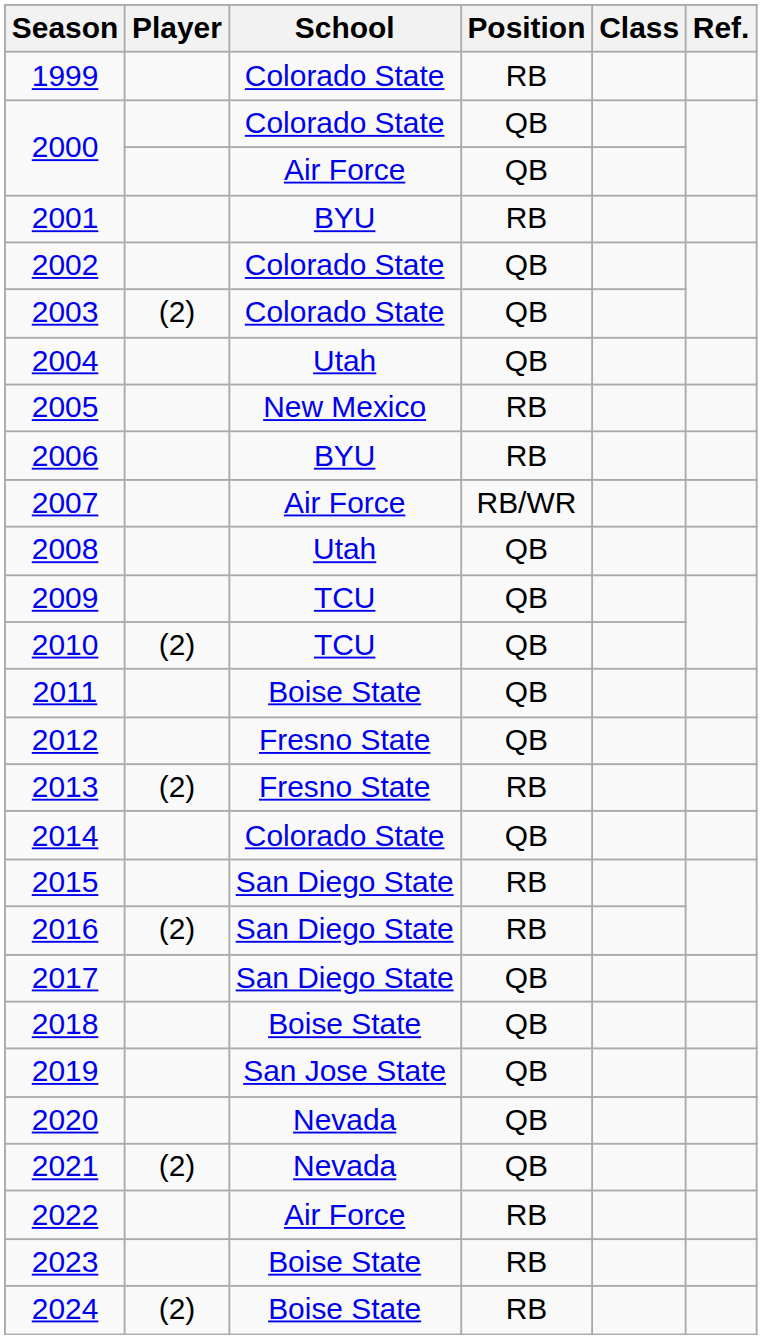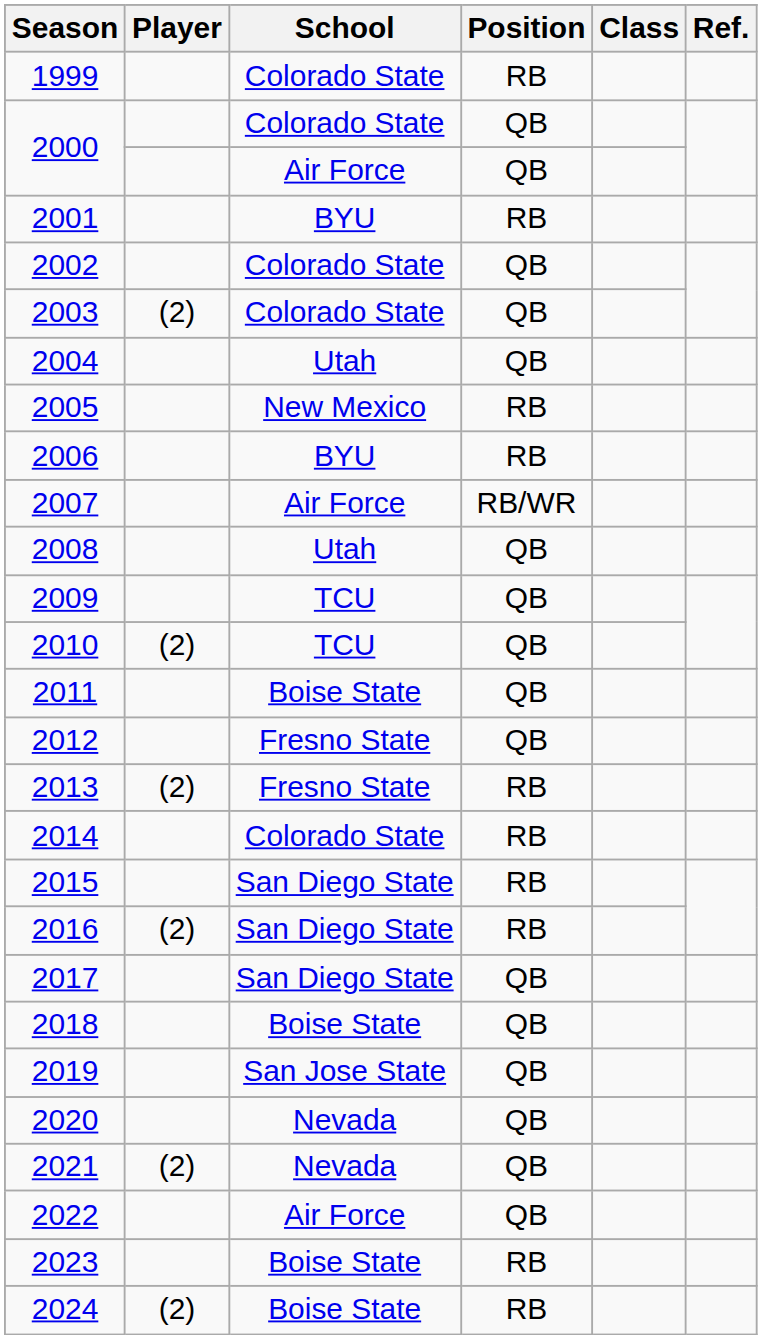(526, 834) QB -> (526, 834) RB
(526, 1214) RB -> (526, 1214) QB
